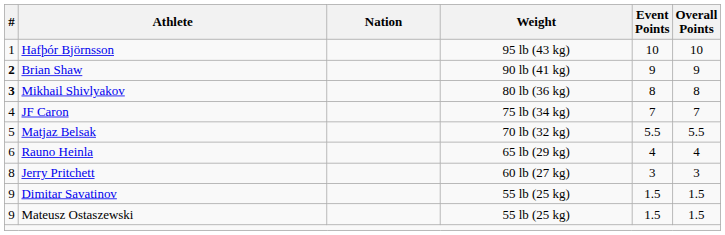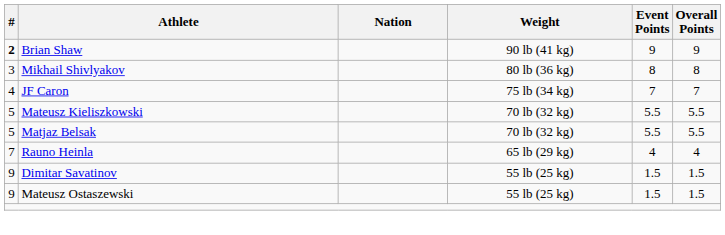- row: (68, 49)
(11, 91) bold -> (11, 70) normal
+ row: (82, 111)
(11, 152) 6 -> (11, 152) 7
- row: (58, 173)
